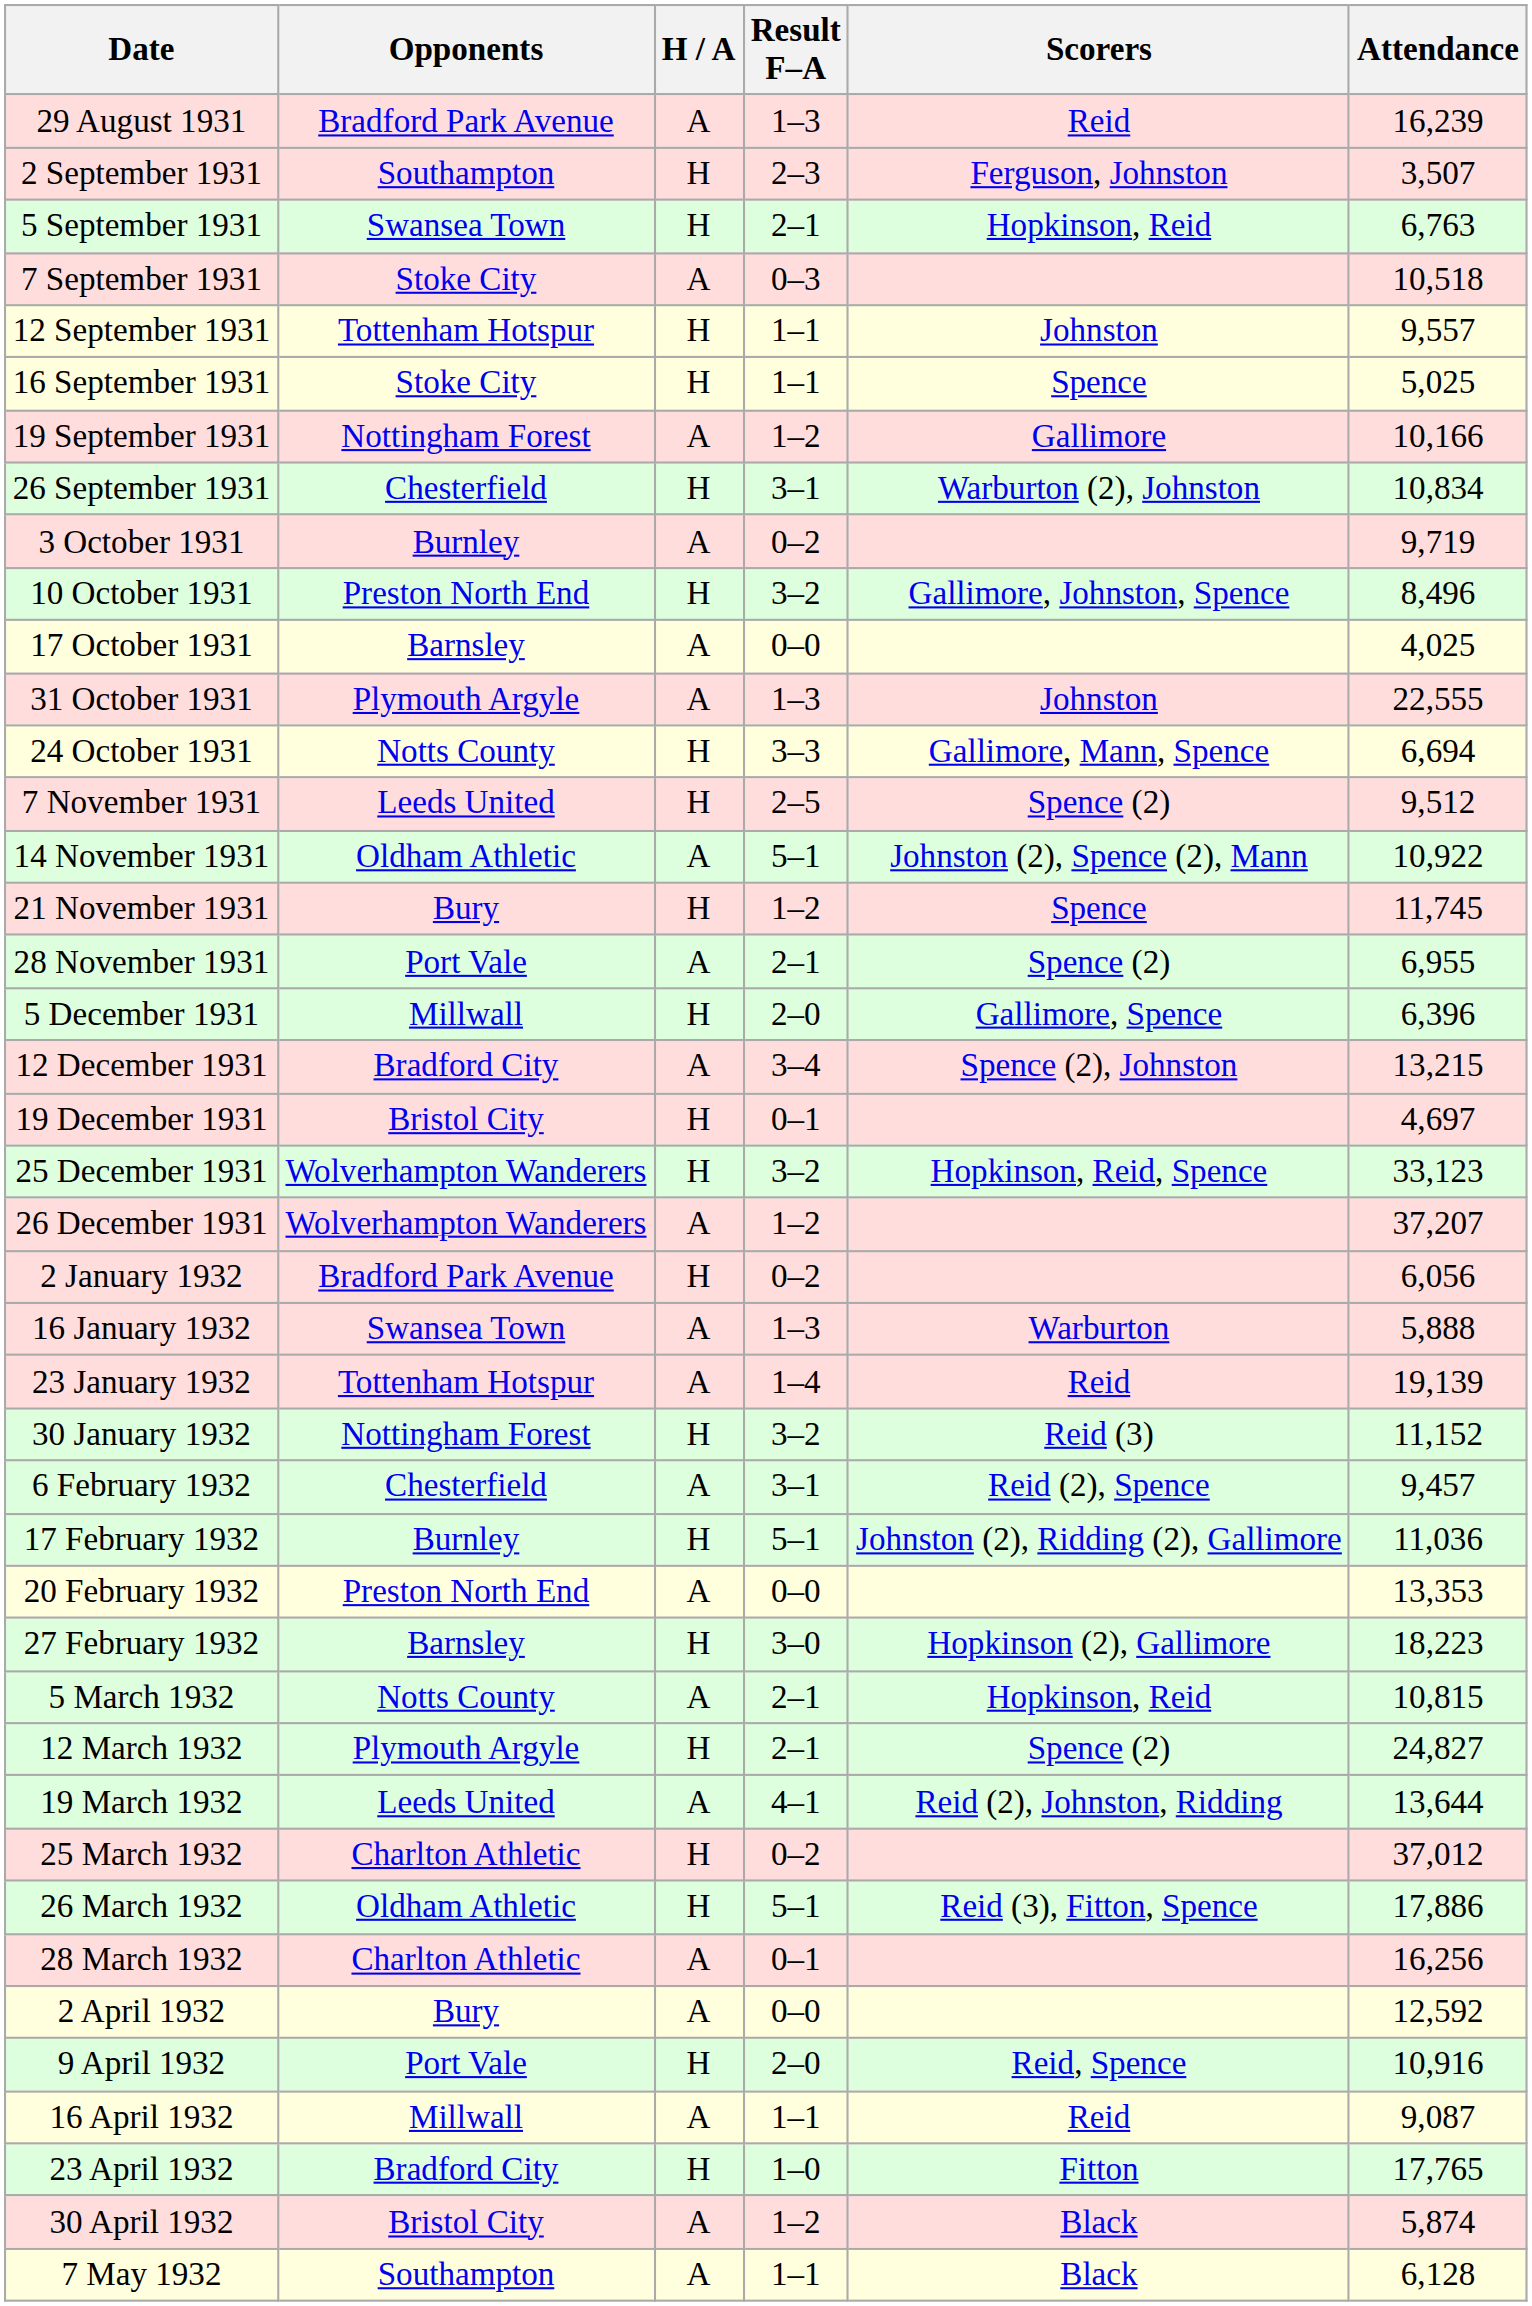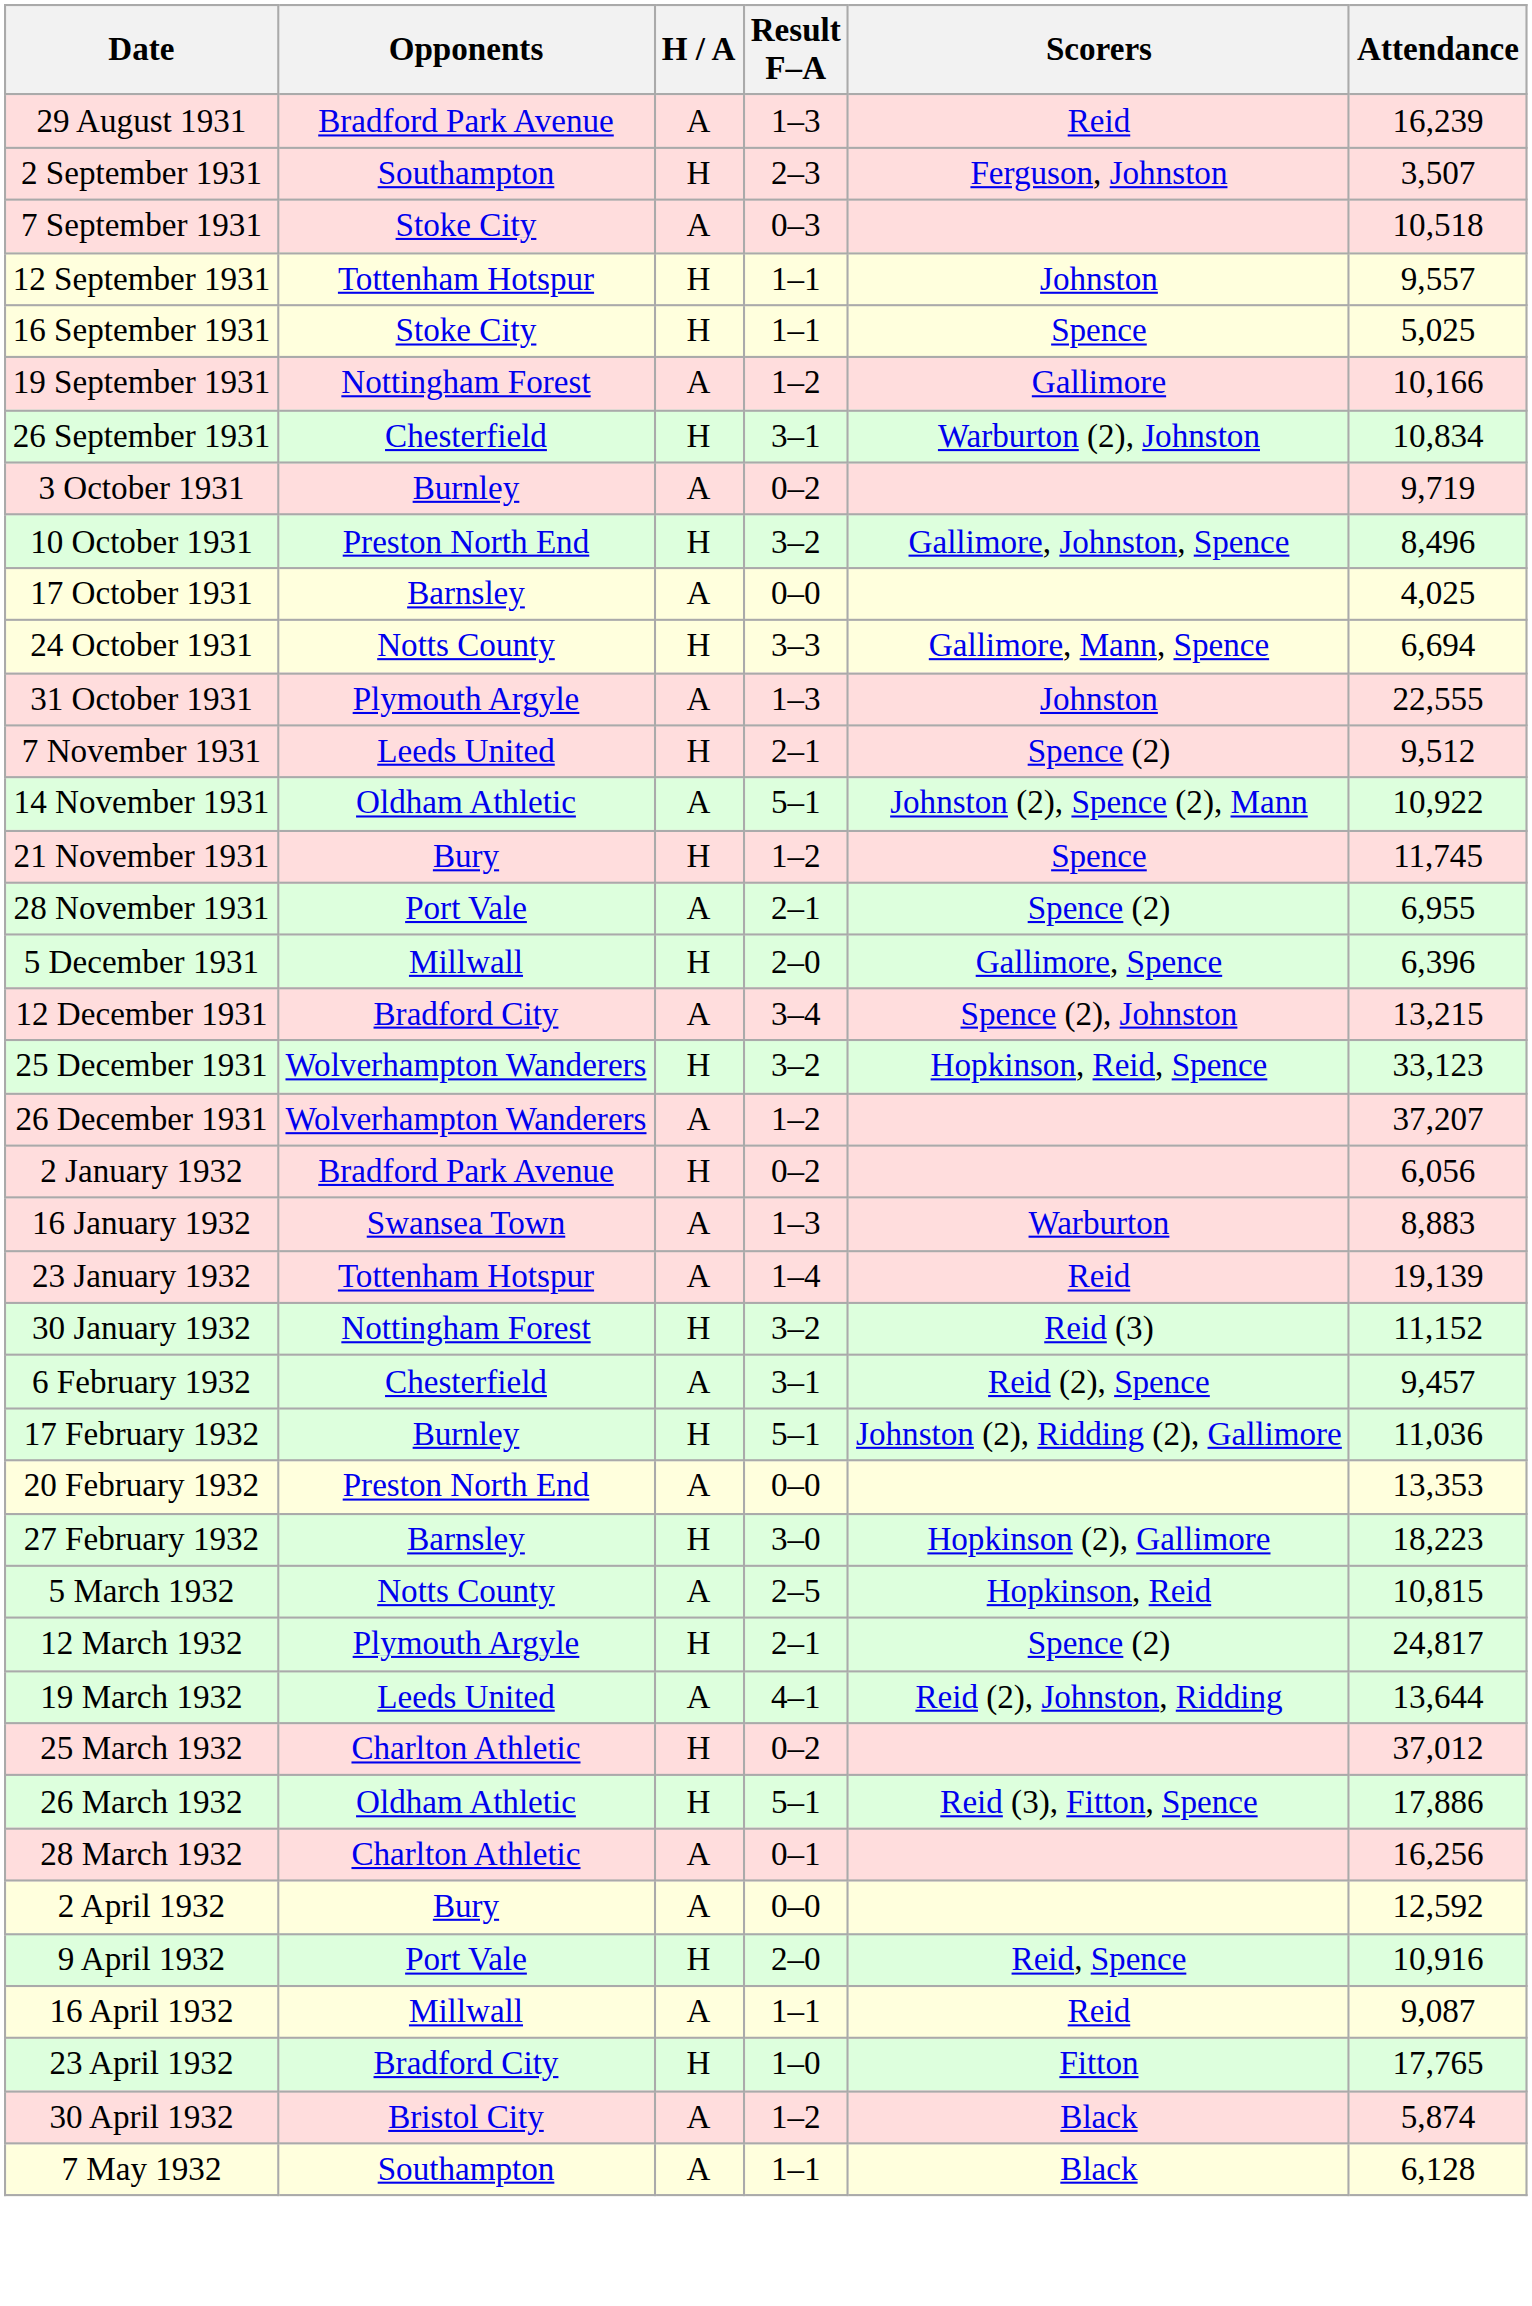- row: (141, 225)
rows swapped: (141, 750) <-> (141, 698)
(796, 803) 2–5 -> (796, 750) 2–1
- row: (141, 1118)
(1438, 1328) 5,888 -> (1438, 1223) 8,883
(796, 1696) 2–1 -> (796, 1591) 2–5
(1438, 1748) 24,827 -> (1438, 1643) 24,817
